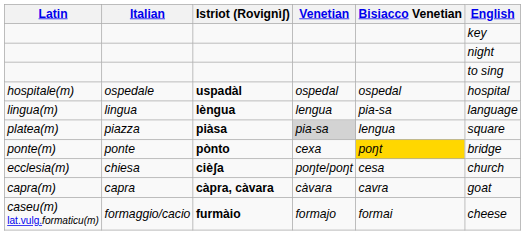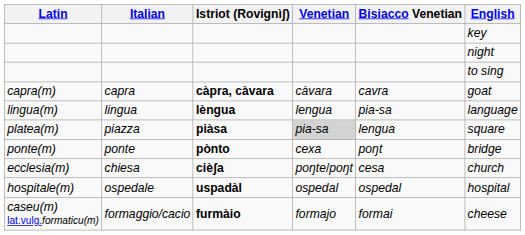rows swapped: (32, 187) <-> (41, 91)
(370, 149) gold background -> (370, 149) no background
